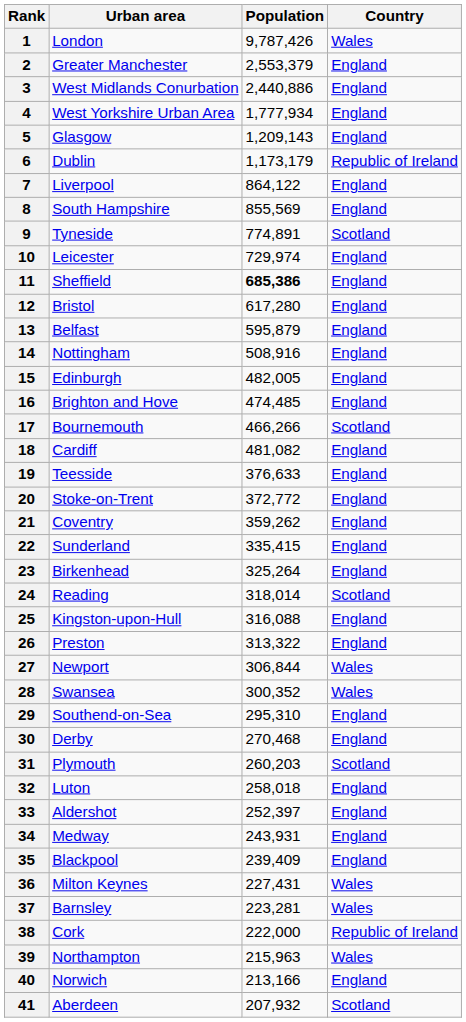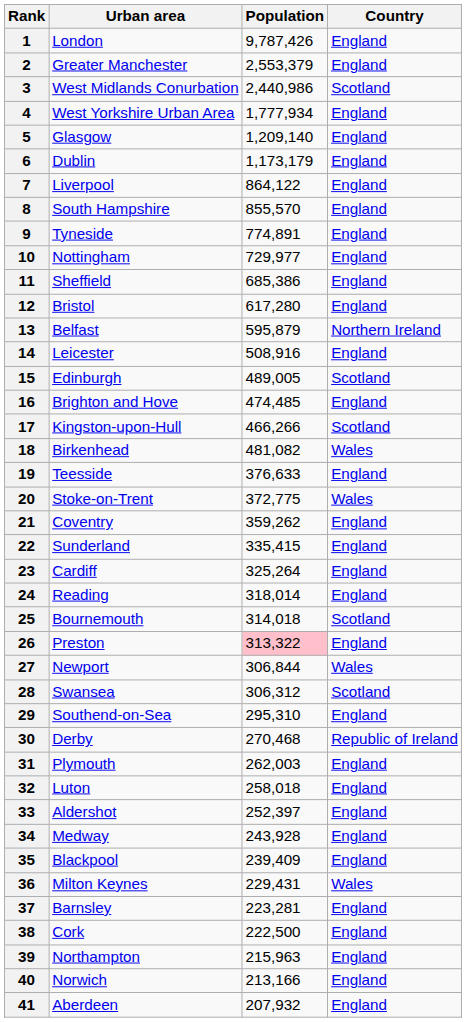(352, 40) Wales -> (359, 40) England
(279, 88) 2,440,886 -> (279, 88) 2,440,986
(359, 88) England -> (361, 88) Scotland
(279, 137) 1,209,143 -> (279, 137) 1,209,140
(395, 161) Republic of Ireland -> (359, 161) England
(273, 209) 855,569 -> (273, 209) 855,570
(361, 233) Scotland -> (359, 233) England
(83, 257) Leicester -> (91, 257) Nottingham
(273, 257) 729,974 -> (273, 257) 729,977
(273, 281) bold -> (273, 281) normal
(359, 329) England -> (386, 329) Northern Ireland
(91, 354) Nottingham -> (83, 354) Leicester
(273, 378) 482,005 -> (273, 378) 489,005
(359, 378) England -> (361, 378) Scotland
(98, 426) Bournemouth -> (117, 426) Kingston-upon-Hull
(74, 450) Cardiff -> (91, 450) Birkenhead
(359, 450) England -> (352, 450) Wales
(273, 498) 372,772 -> (273, 498) 372,775
(359, 498) England -> (352, 498) Wales
(91, 570) Birkenhead -> (74, 570) Cardiff
(361, 595) Scotland -> (359, 595) England
(117, 619) Kingston-upon-Hull -> (98, 619) Bournemouth
(273, 619) 316,088 -> (273, 619) 314,018
(359, 619) England -> (361, 619) Scotland
(273, 643) no background -> (273, 643) pink background
(273, 691) 300,352 -> (273, 691) 306,312
(352, 691) Wales -> (361, 691) Scotland
(359, 739) England -> (395, 739) Republic of Ireland
(273, 763) 260,203 -> (273, 763) 262,003
(361, 763) Scotland -> (359, 763) England
(273, 836) 243,931 -> (273, 836) 243,928
(273, 884) 227,431 -> (273, 884) 229,431
(352, 908) Wales -> (359, 908) England
(273, 932) 222,000 -> (273, 932) 222,500
(395, 932) Republic of Ireland -> (359, 932) England
(352, 956) Wales -> (359, 956) England
(361, 1004) Scotland -> (359, 1004) England
